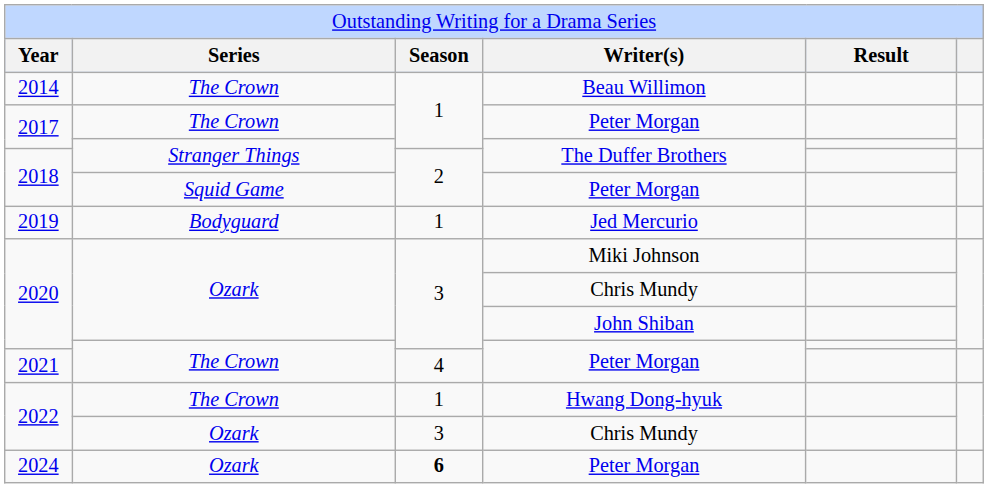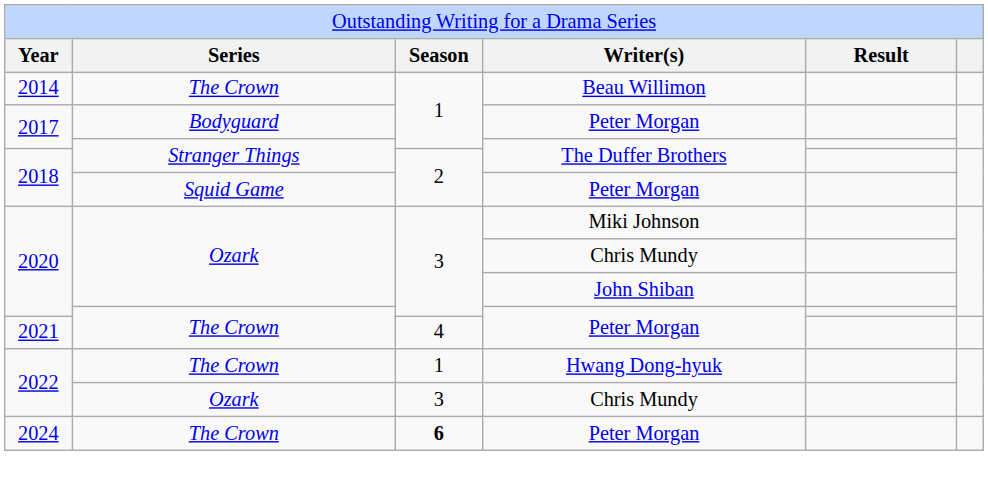(234, 122) The Crown -> (234, 122) Bodyguard
- row: (38, 222)
(234, 466) Ozark -> (234, 433) The Crown
